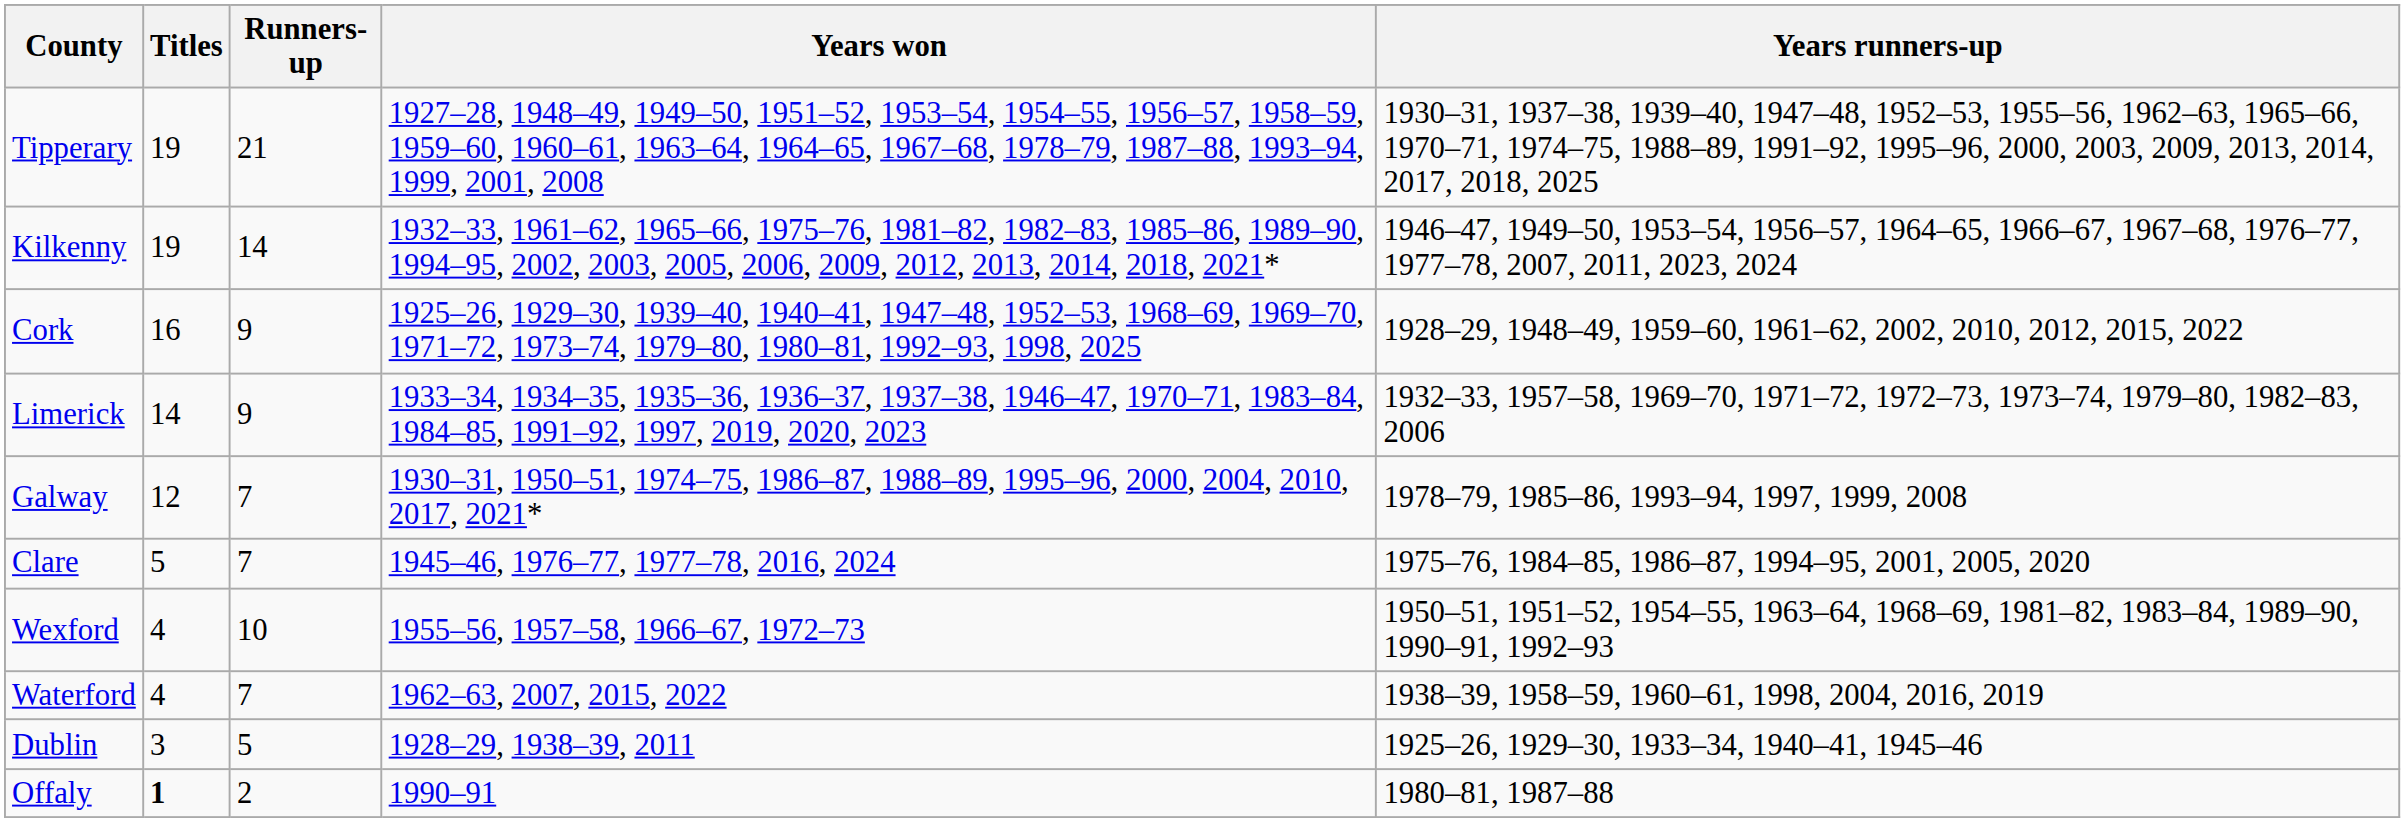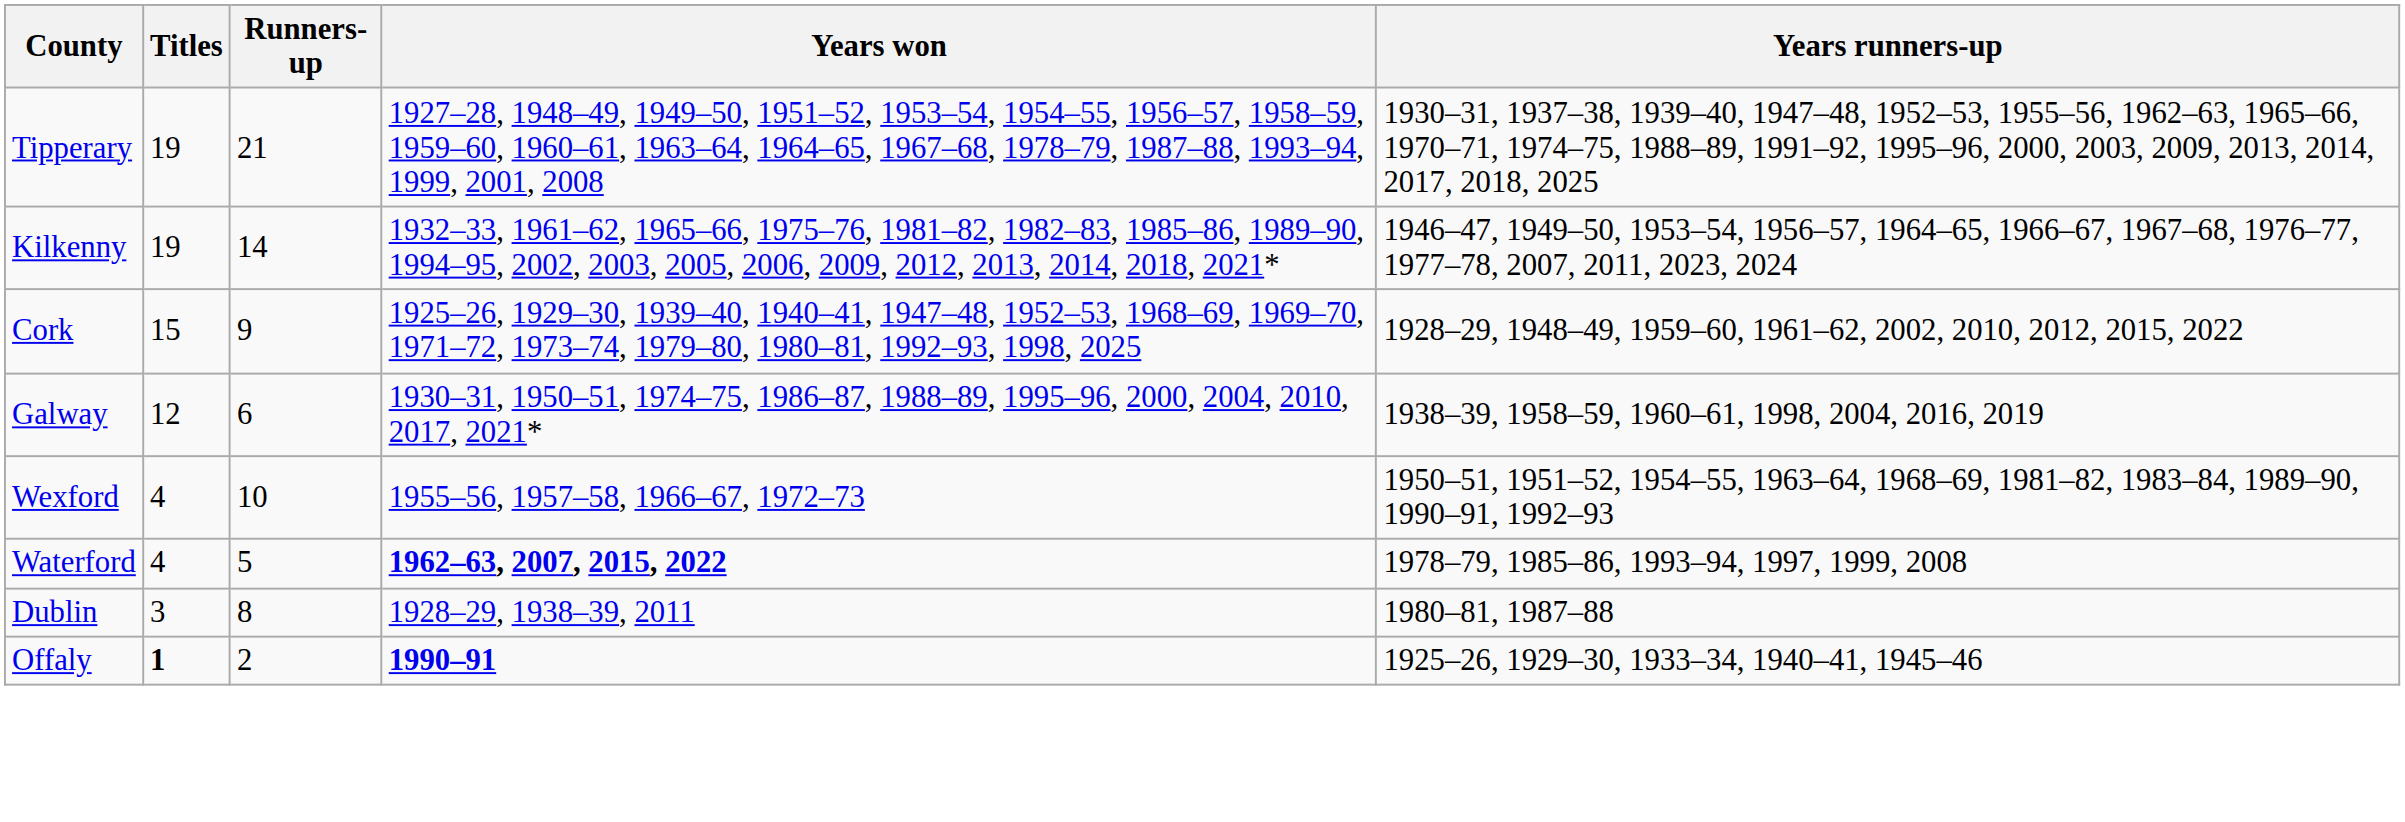(165, 330) 16 -> (165, 330) 15
- row: (68, 413)
(245, 497) 7 -> (245, 413) 6
(1675, 497) 1978–79, 1985–86, 1993–94, 1997, 1999, 2008 -> (1714, 413) 1938–39, 1958–59, 1960–61, 1998, 2004, 2016, 2019
- row: (45, 563)
(245, 695) 7 -> (245, 563) 5
(558, 695) normal -> (558, 563) bold
(1714, 695) 1938–39, 1958–59, 1960–61, 1998, 2004, 2016, 2019 -> (1675, 563) 1978–79, 1985–86, 1993–94, 1997, 1999, 2008
(245, 743) 5 -> (245, 611) 8
(1683, 743) 1925–26, 1929–30, 1933–34, 1940–41, 1945–46 -> (1499, 611) 1980–81, 1987–88
(442, 792) normal -> (442, 660) bold
(1499, 792) 1980–81, 1987–88 -> (1683, 660) 1925–26, 1929–30, 1933–34, 1940–41, 1945–46
